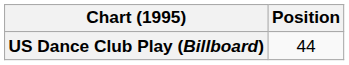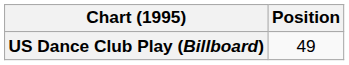(306, 45) 44 -> (306, 45) 49
